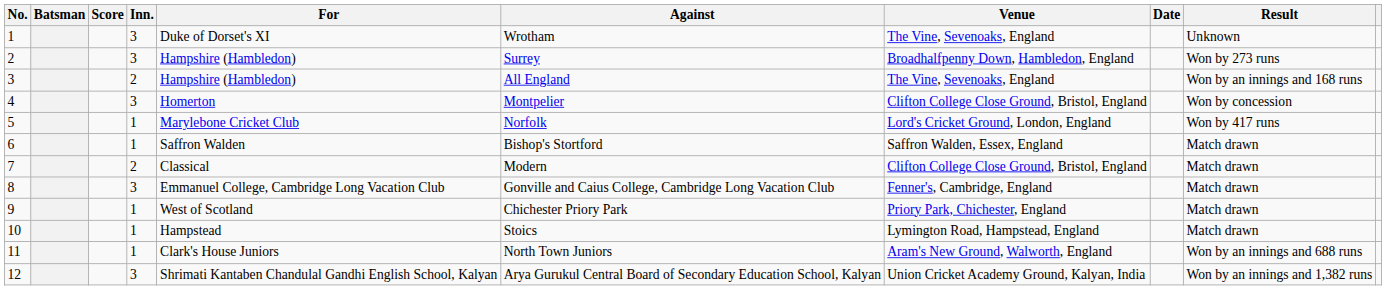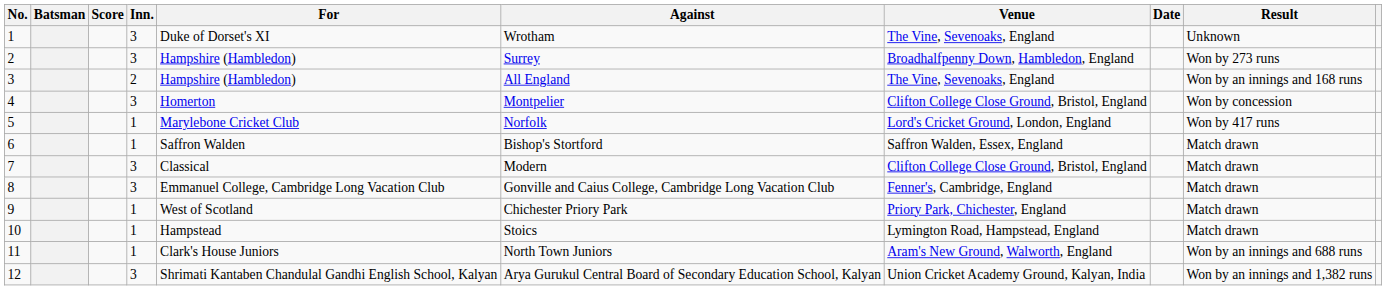(133, 166) 2 -> (133, 166) 3
